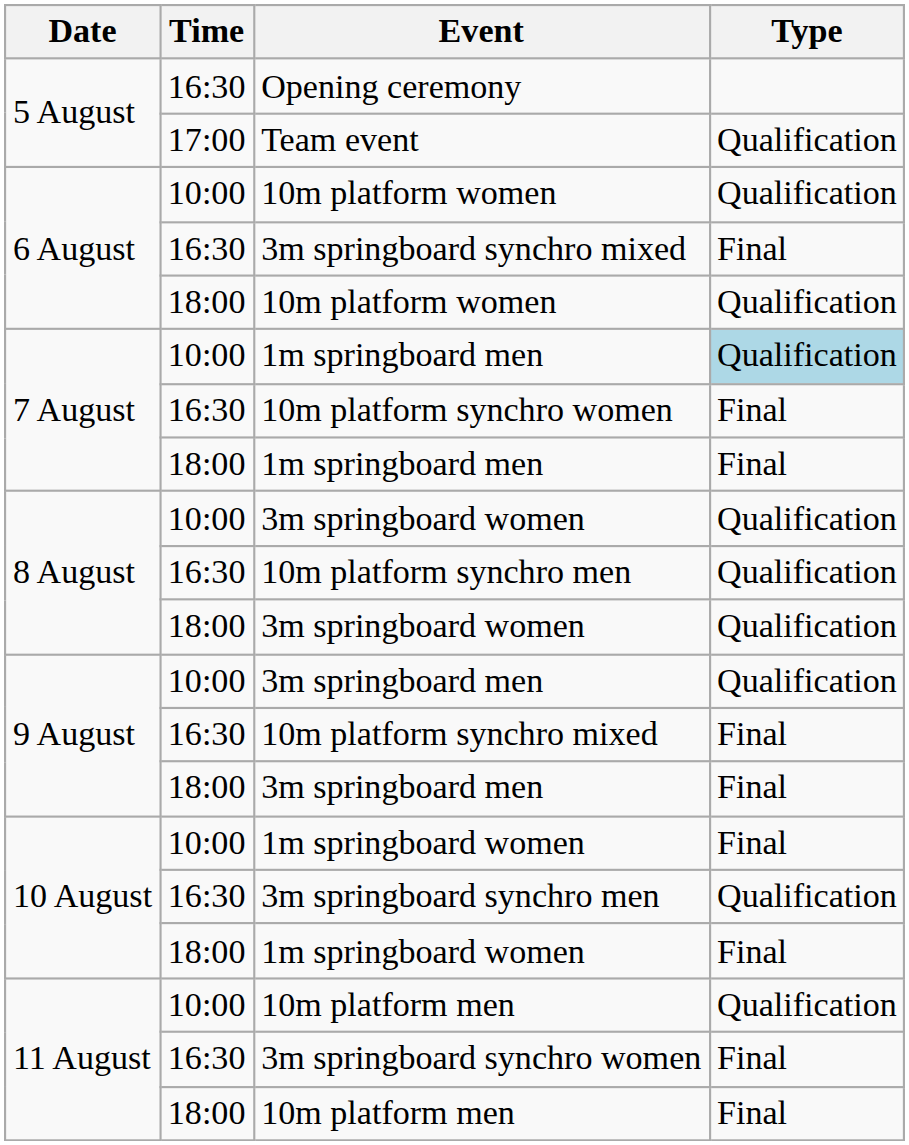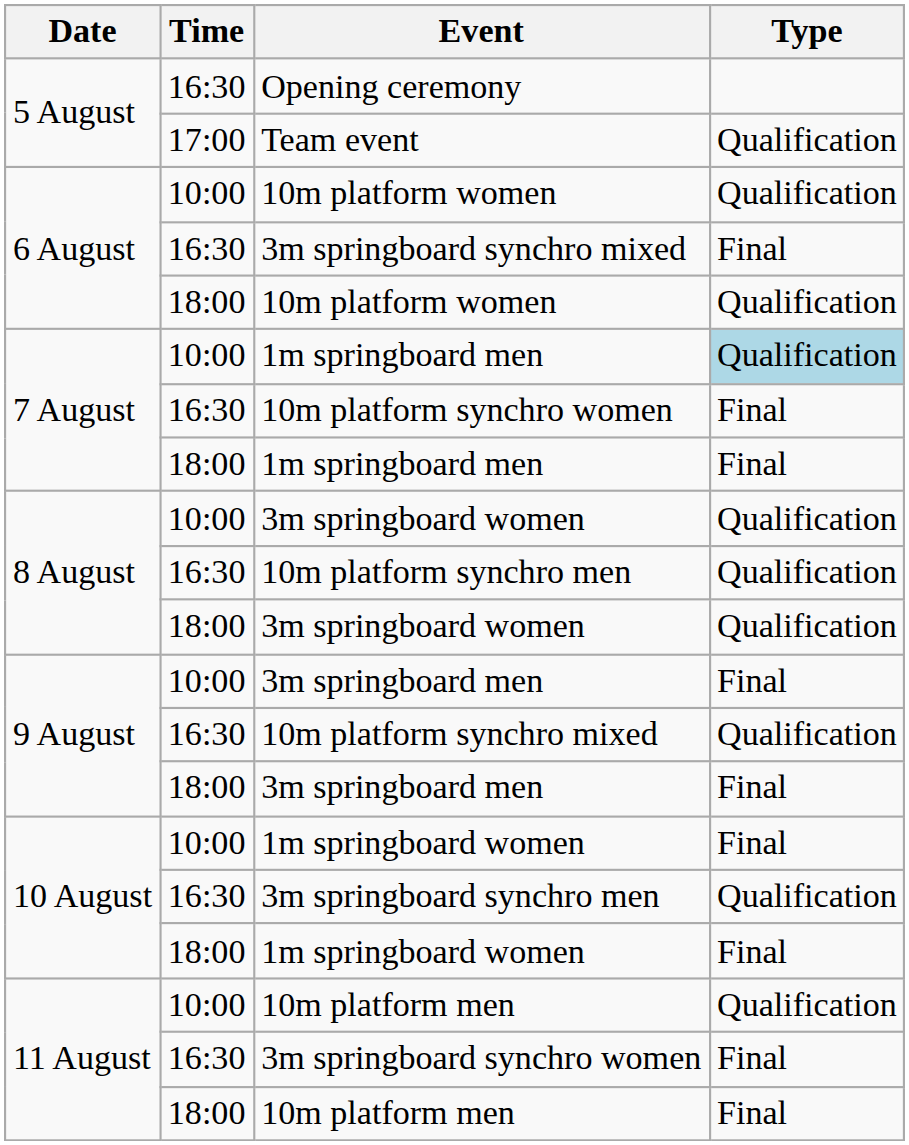(807, 680) Qualification -> (752, 680) Final
(752, 734) Final -> (807, 734) Qualification
